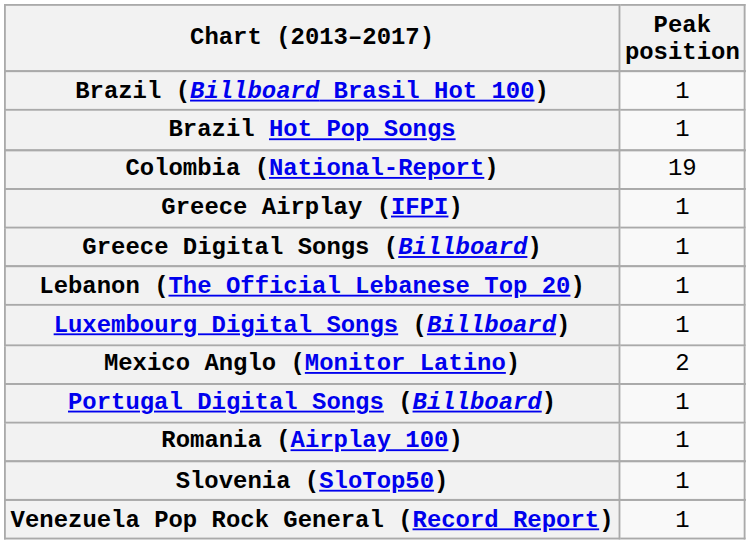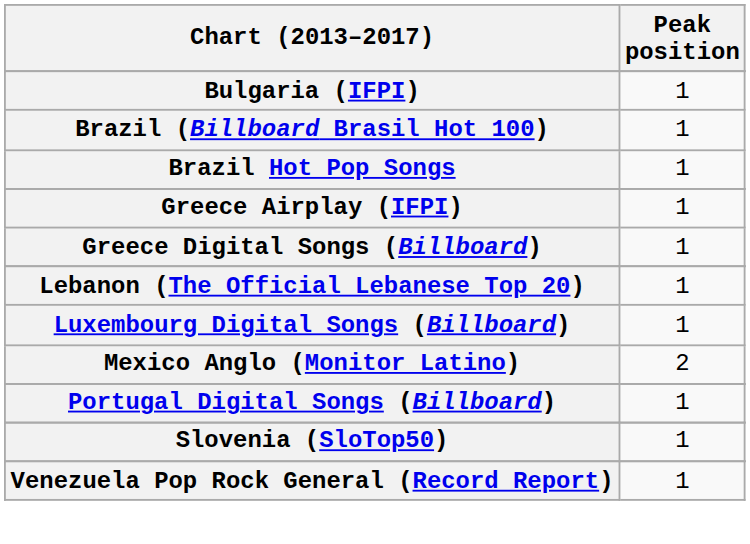+ row: (312, 91)
- row: (312, 169)
- row: (312, 442)
